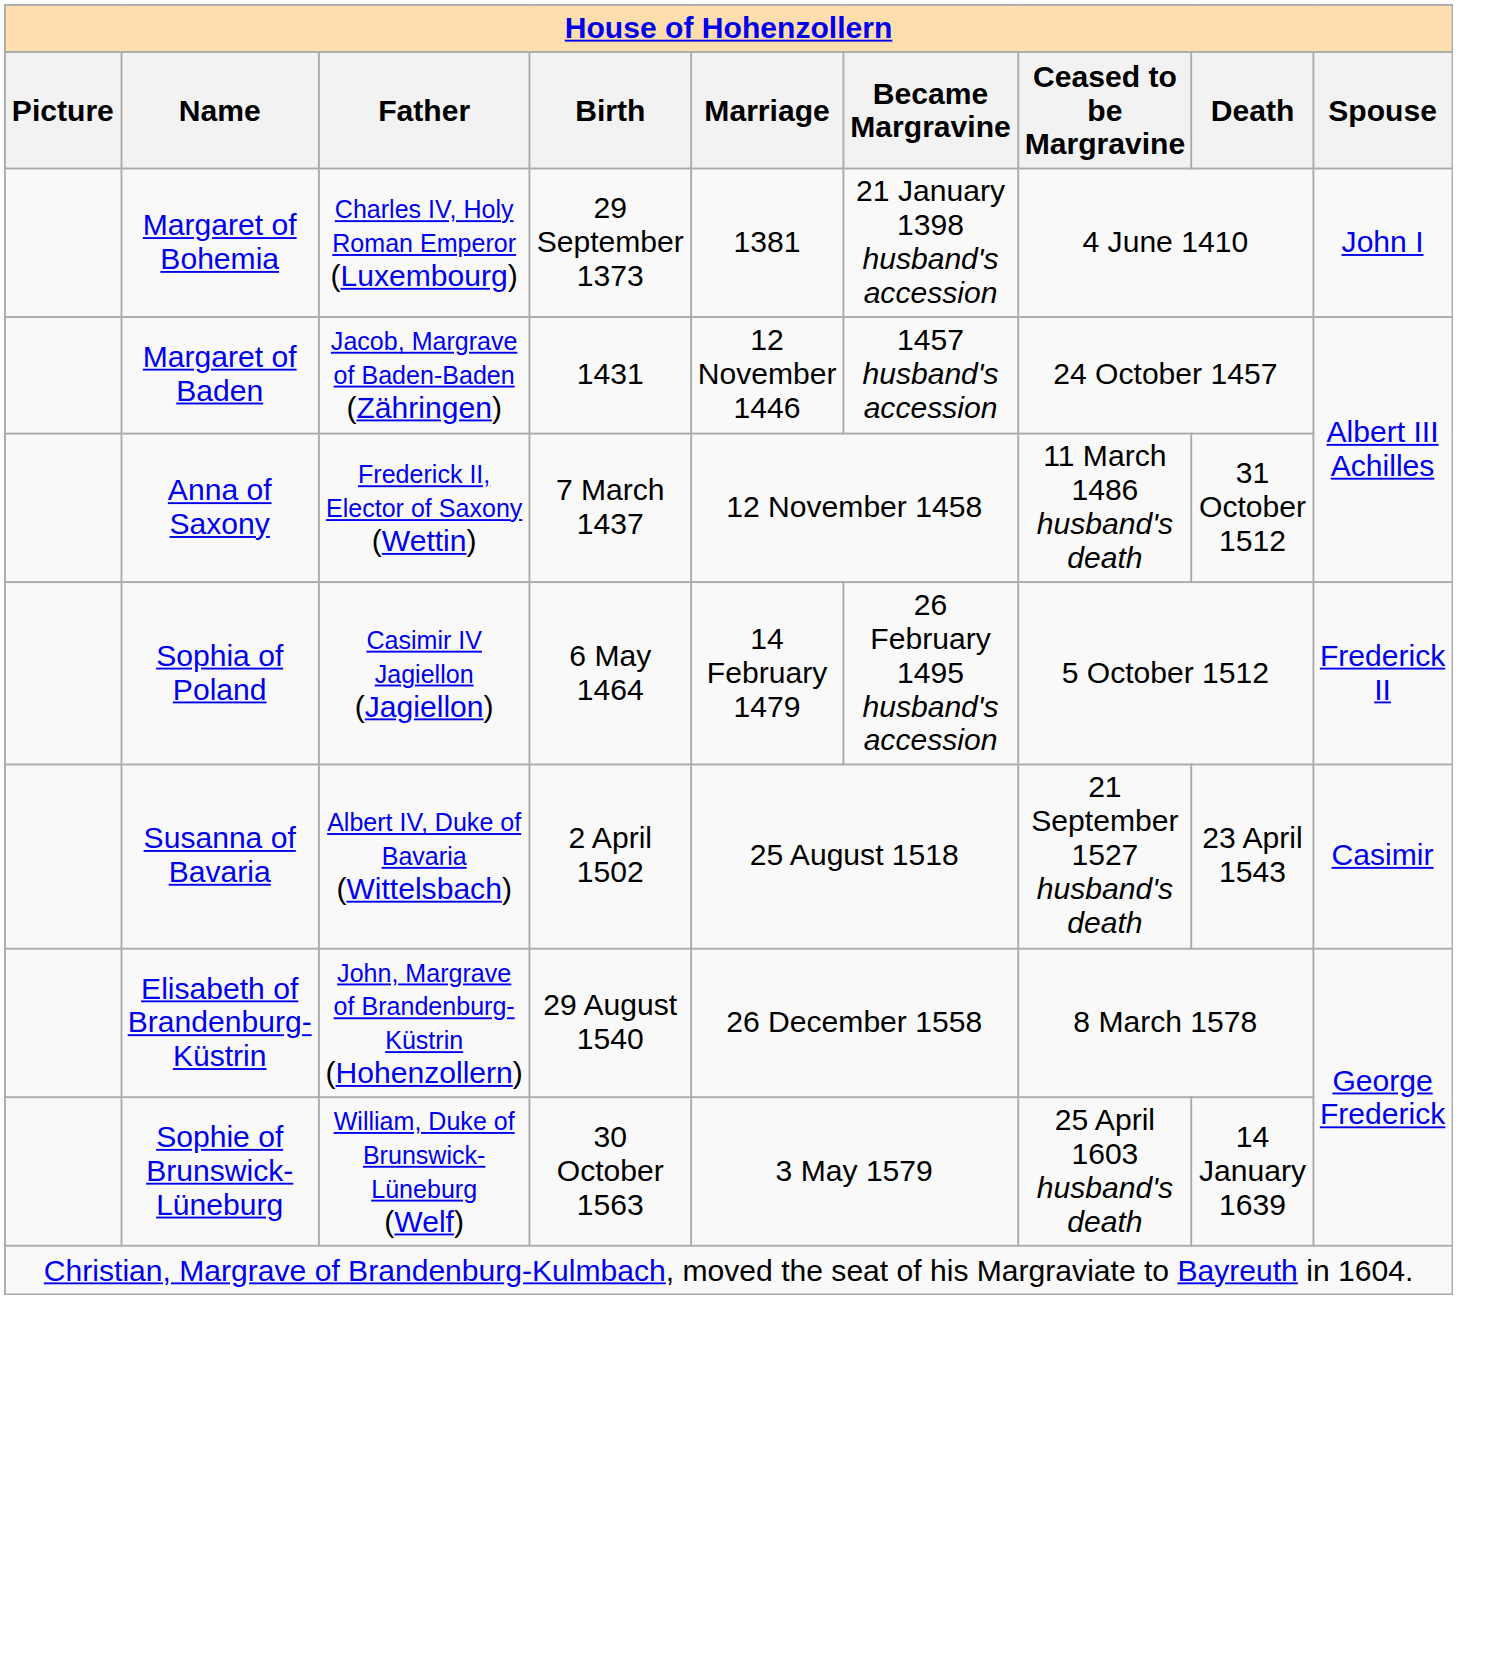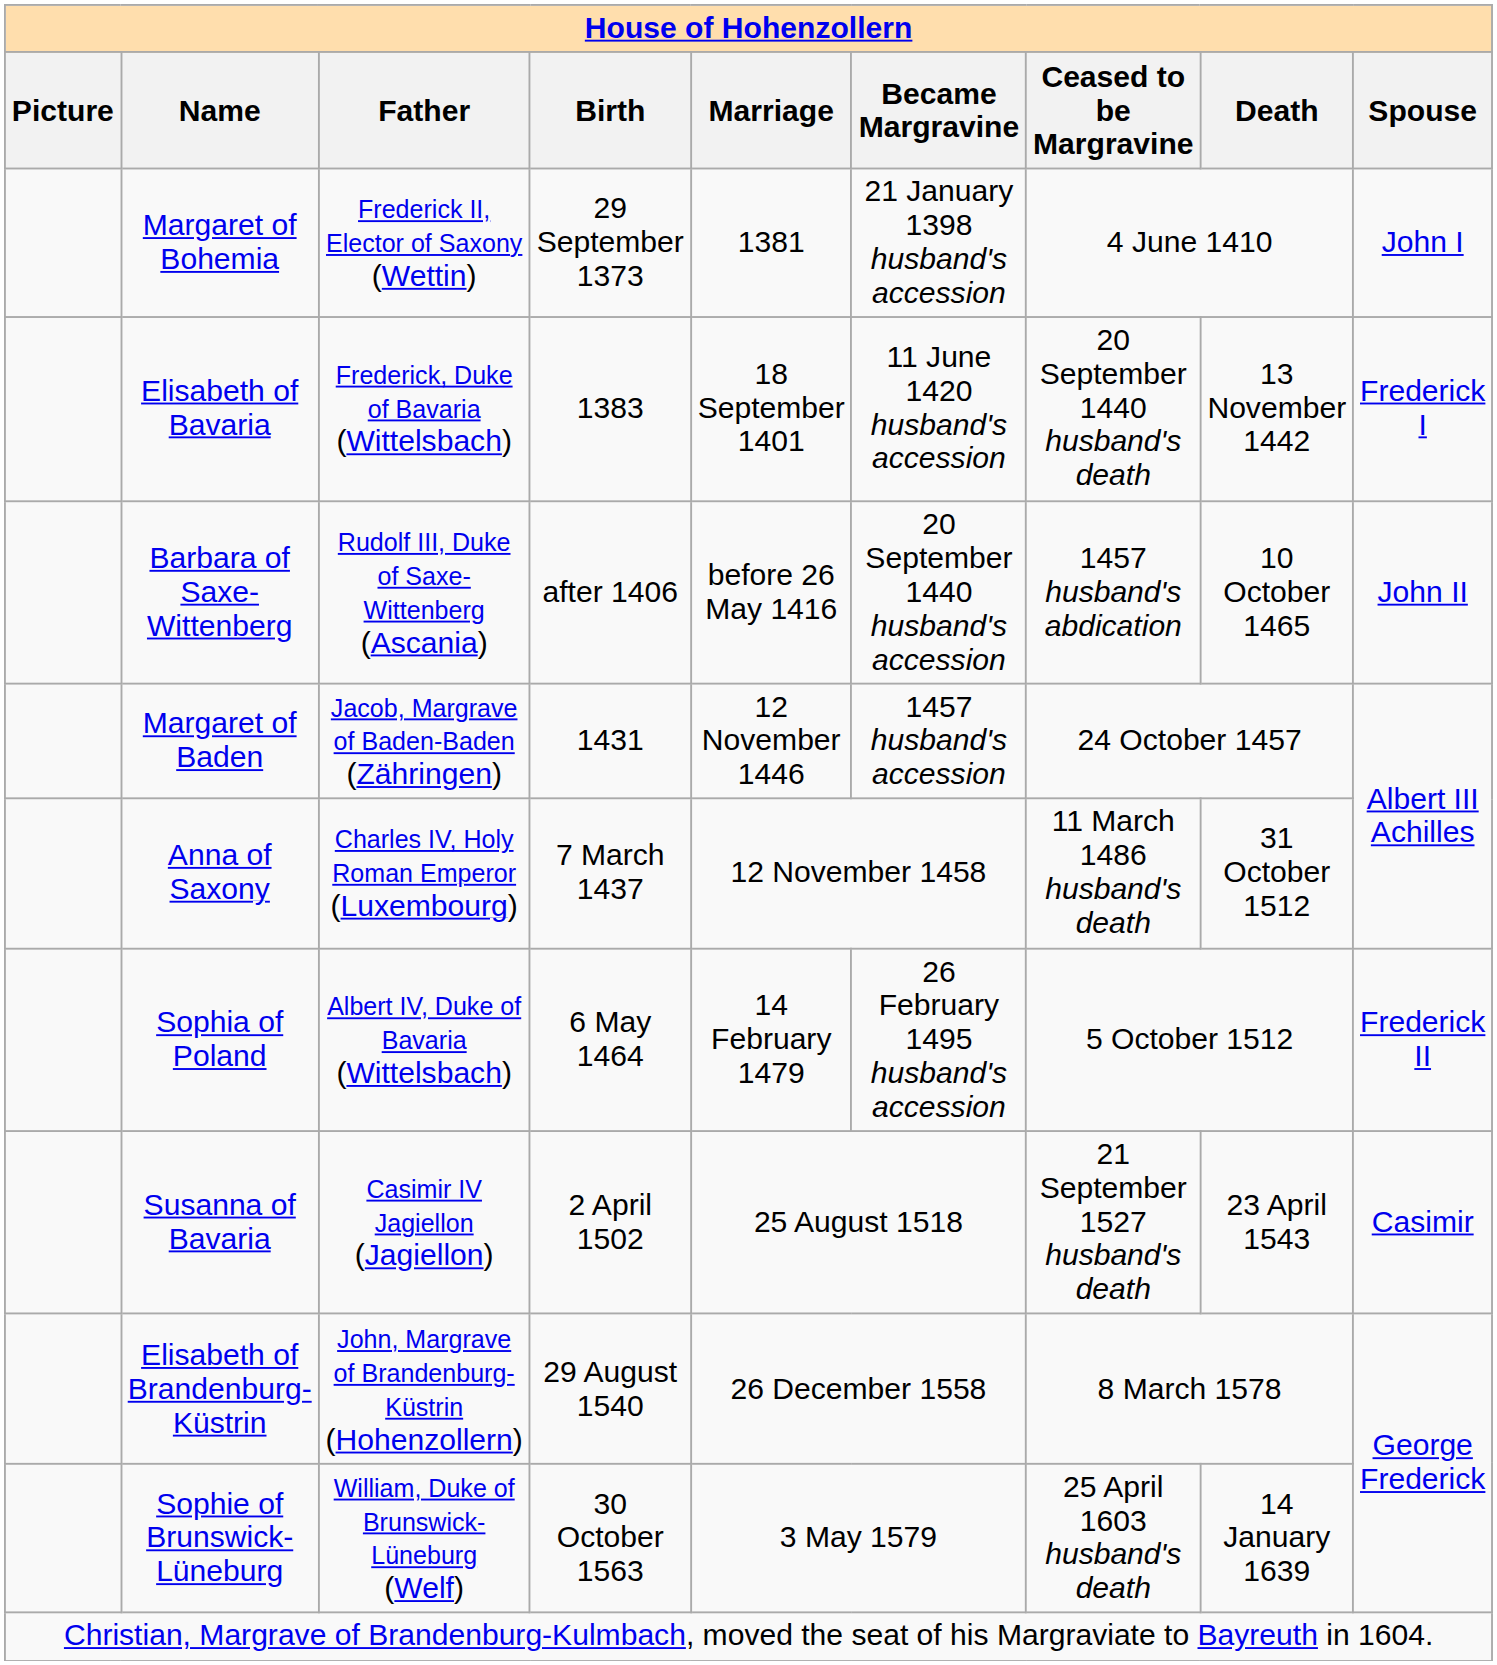(424, 244) Charles IV, Holy Roman Emperor (Luxembourg) -> (424, 244) Frederick II, Elector of Saxony (Wettin)
+ row: (220, 408)
+ row: (220, 591)
(424, 508) Frederick II, Elector of Saxony (Wettin) -> (424, 874) Charles IV, Holy Roman Emperor (Luxembourg)
(424, 674) Casimir IV Jagiellon (Jagiellon) -> (424, 1040) Albert IV, Duke of Bavaria (Wittelsbach)
(424, 857) Albert IV, Duke of Bavaria (Wittelsbach) -> (424, 1224) Casimir IV Jagiellon (Jagiellon)
